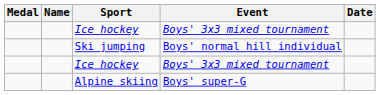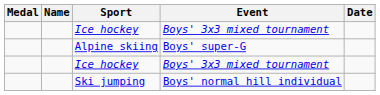rows swapped: (116, 82) <-> (110, 48)
